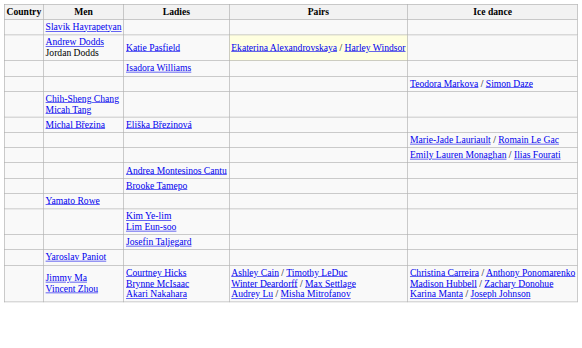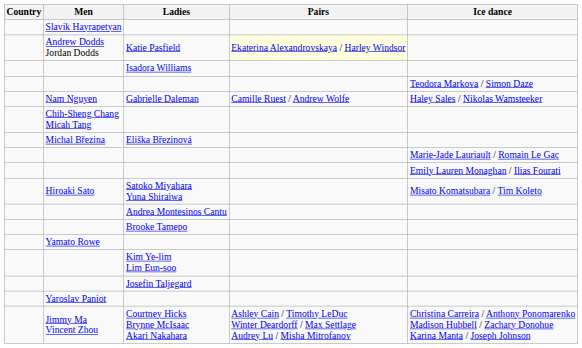+ row: (71, 99)
+ row: (70, 191)
